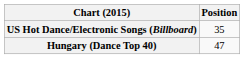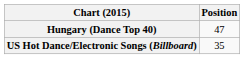rows swapped: (102, 45) <-> (102, 29)
